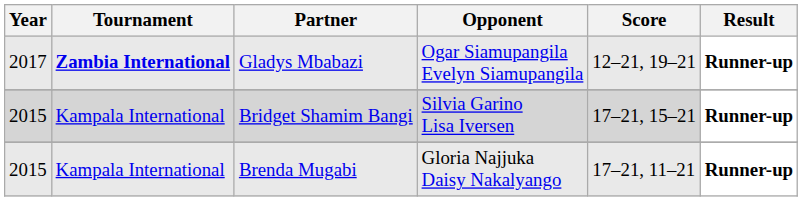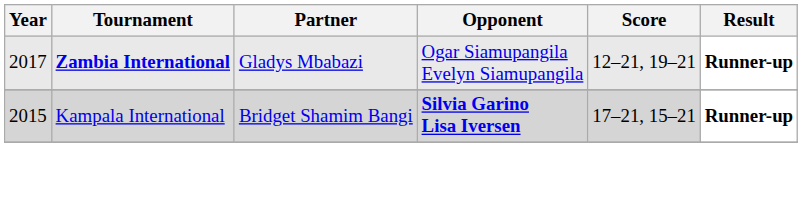(472, 116) normal -> (475, 116) bold
- row: (298, 169)
